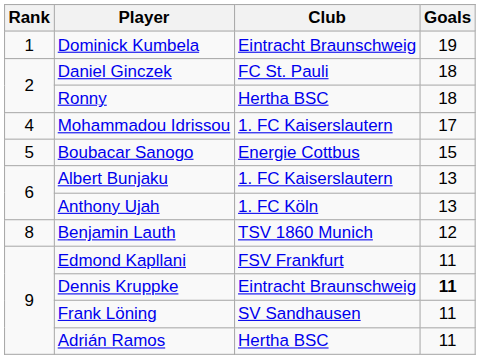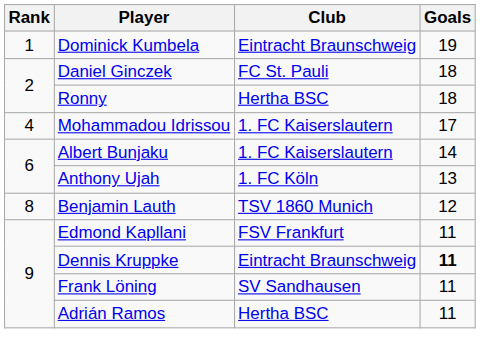- row: (126, 152)
(448, 179) 13 -> (448, 152) 14
